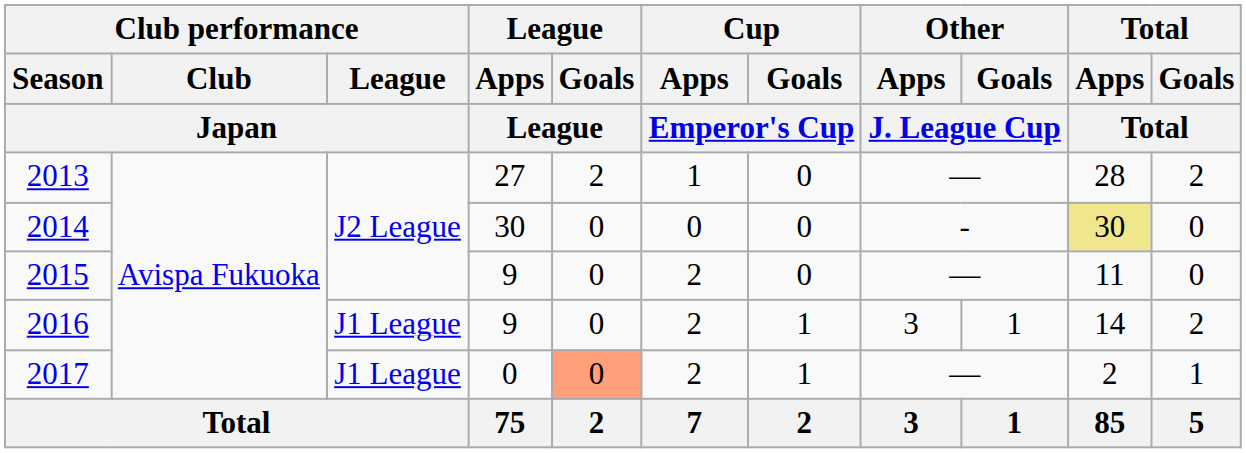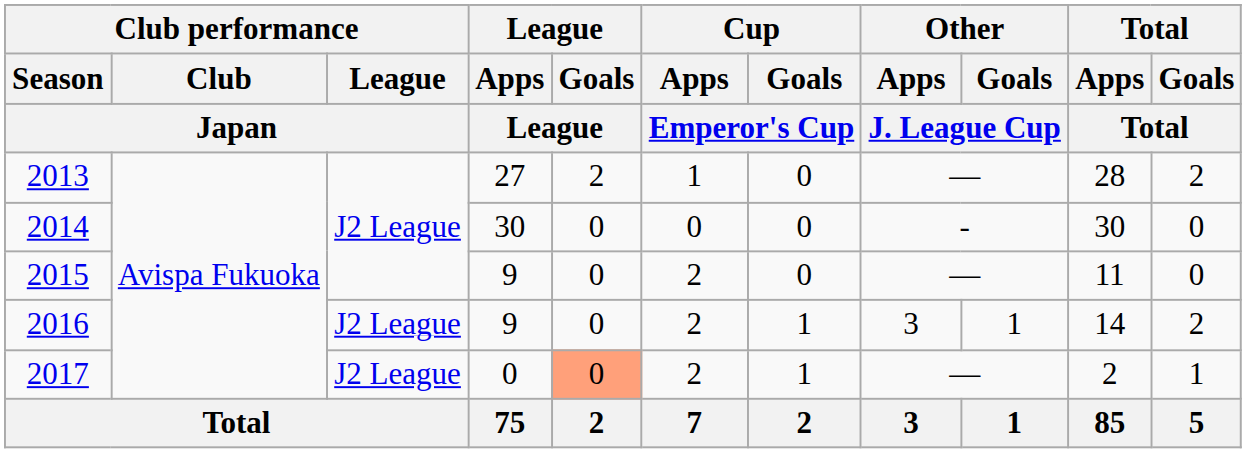(1110, 226) khaki background -> (1110, 226) no background
(398, 324) J1 League -> (398, 324) J2 League
(398, 373) J1 League -> (398, 373) J2 League
